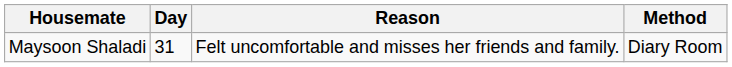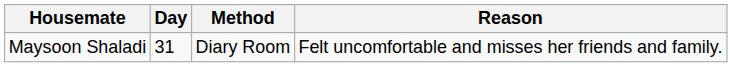columns swapped: (408, 18) <-> (675, 18)
